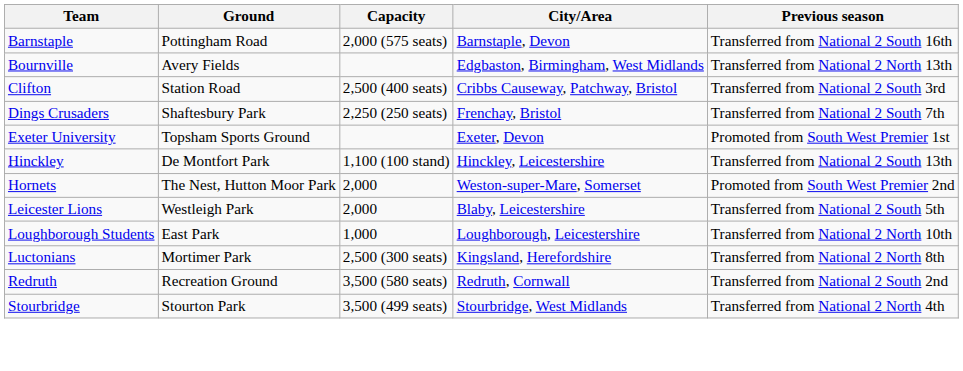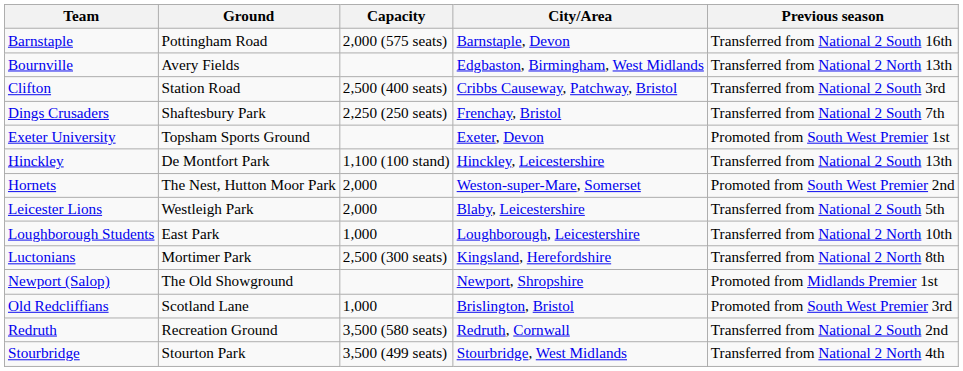+ row: (59, 281)
+ row: (58, 305)
